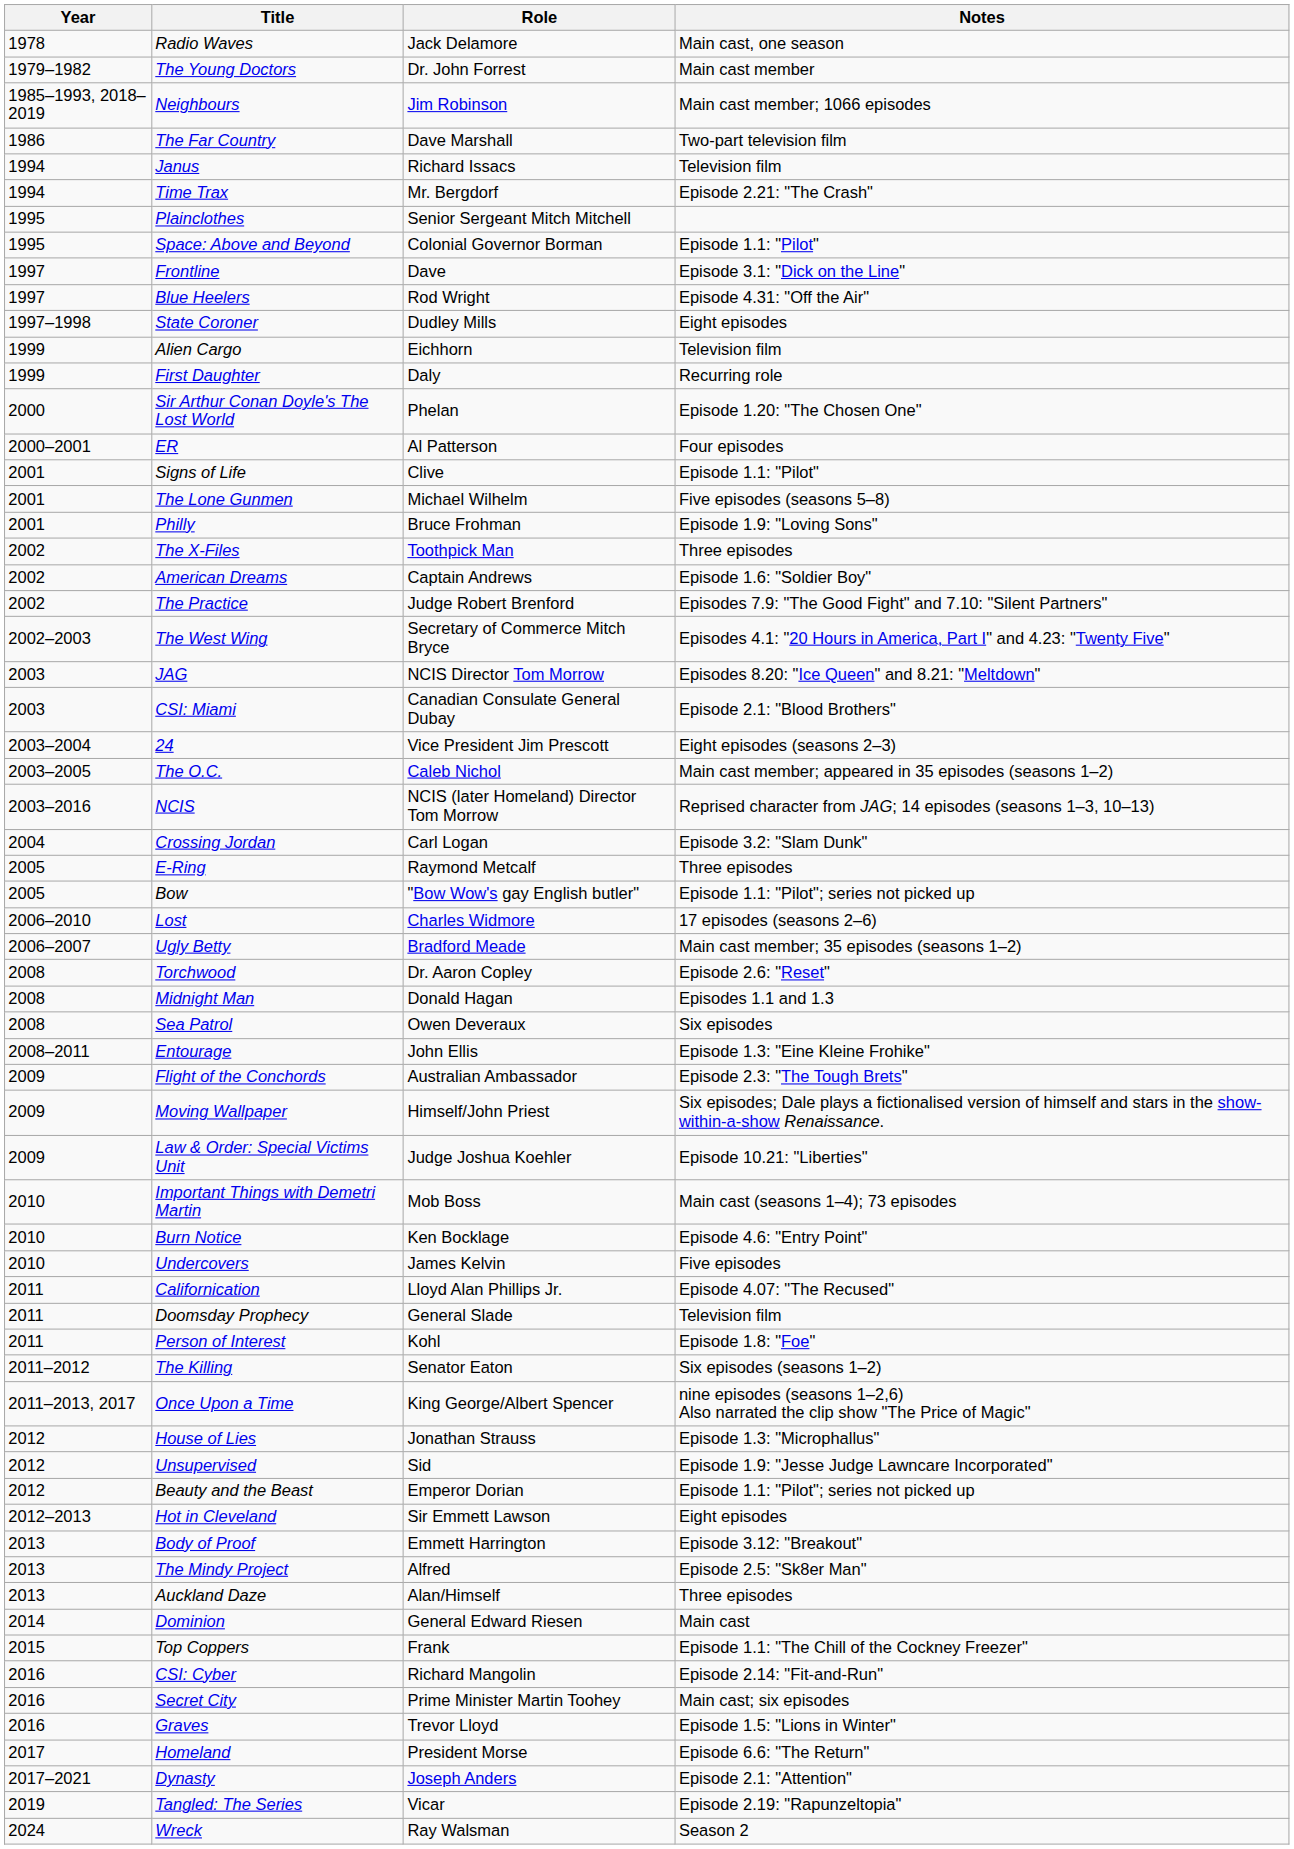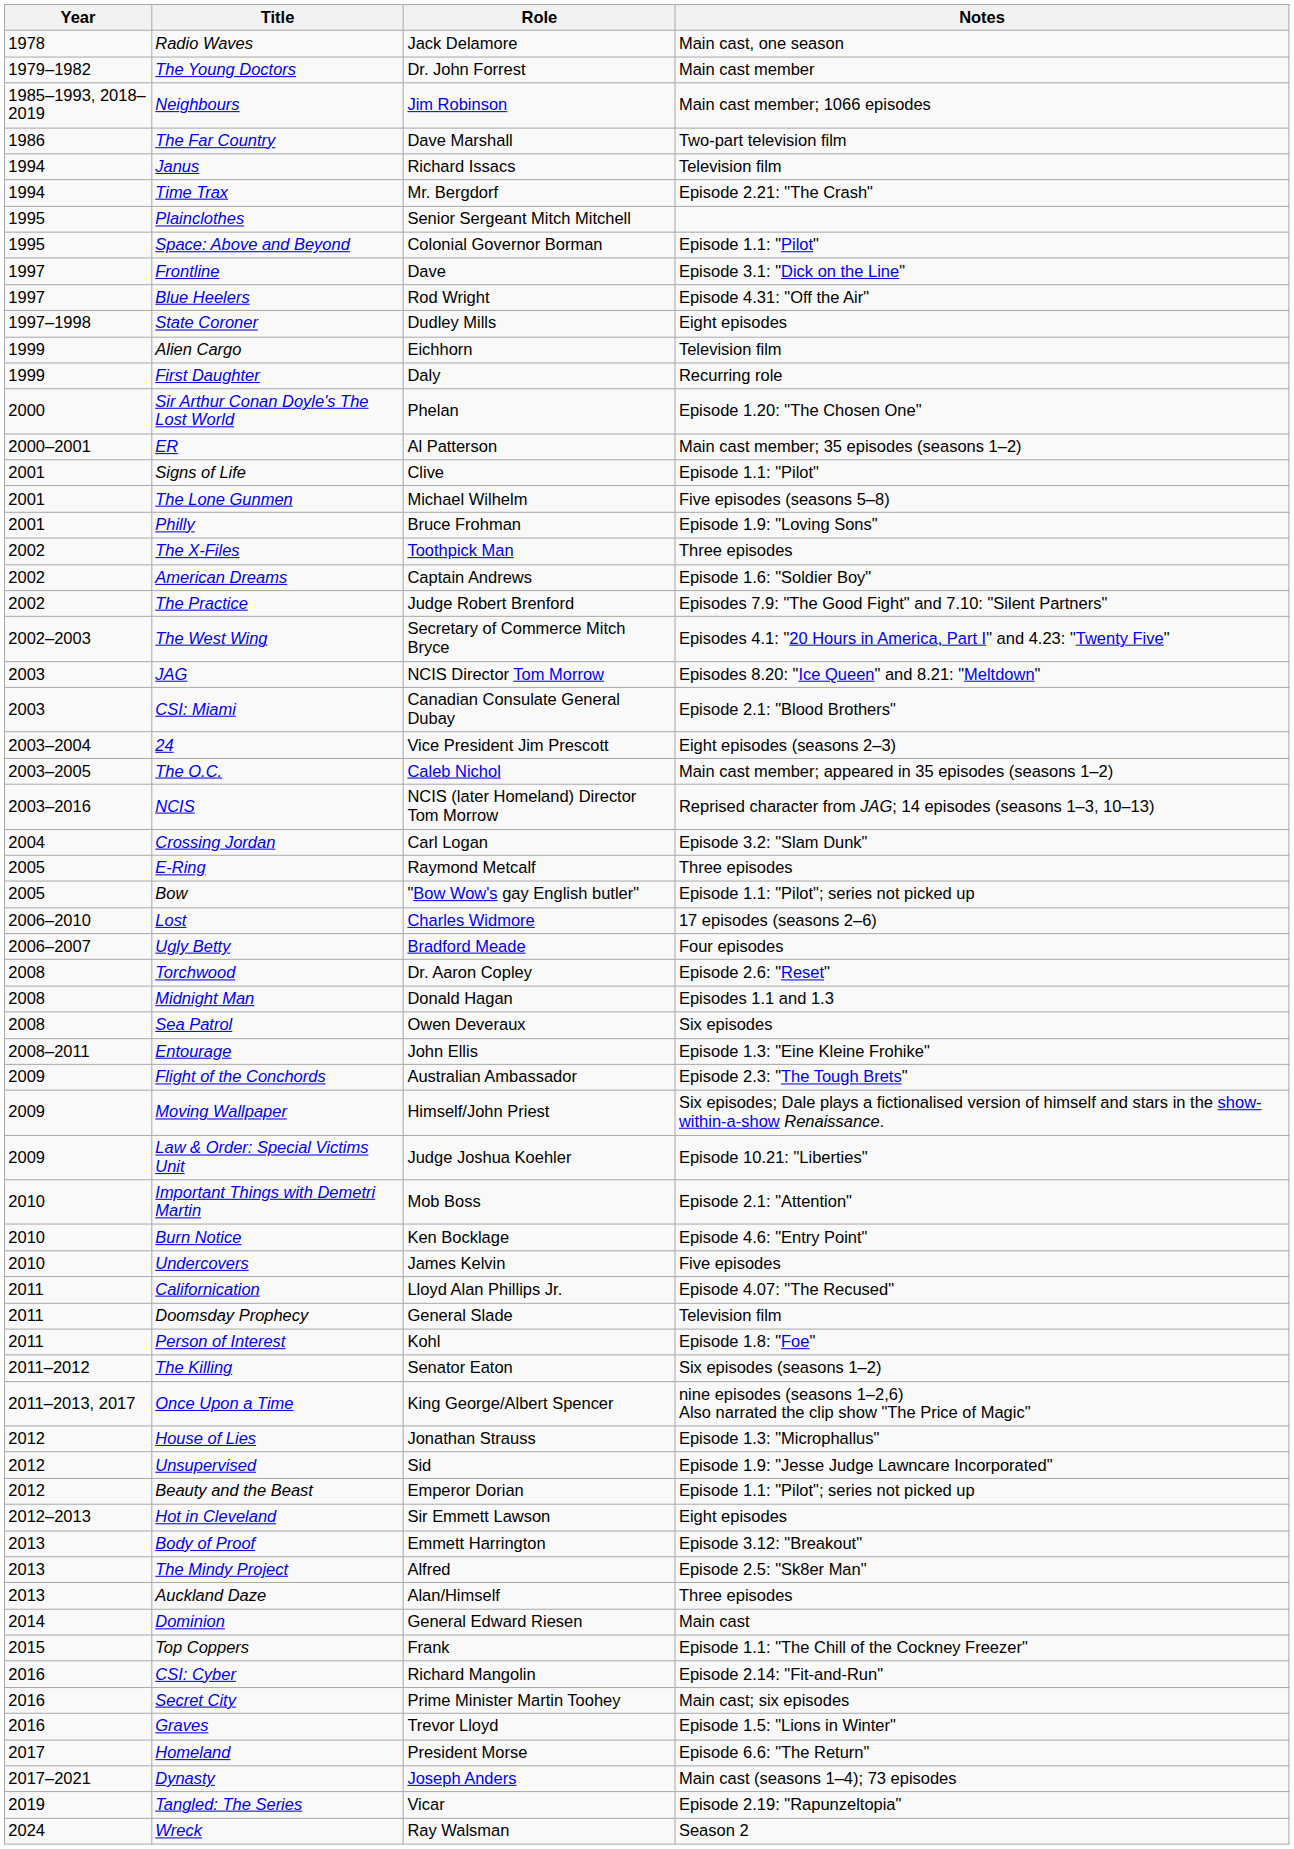(731, 446) Four episodes -> (850, 446) Main cast member; 35 episodes (seasons 1–2)
(850, 946) Main cast member; 35 episodes (seasons 1–2) -> (731, 946) Four episodes
(818, 1202) Main cast (seasons 1–4); 73 episodes -> (765, 1202) Episode 2.1: "Attention"
(765, 1778) Episode 2.1: "Attention" -> (818, 1778) Main cast (seasons 1–4); 73 episodes
